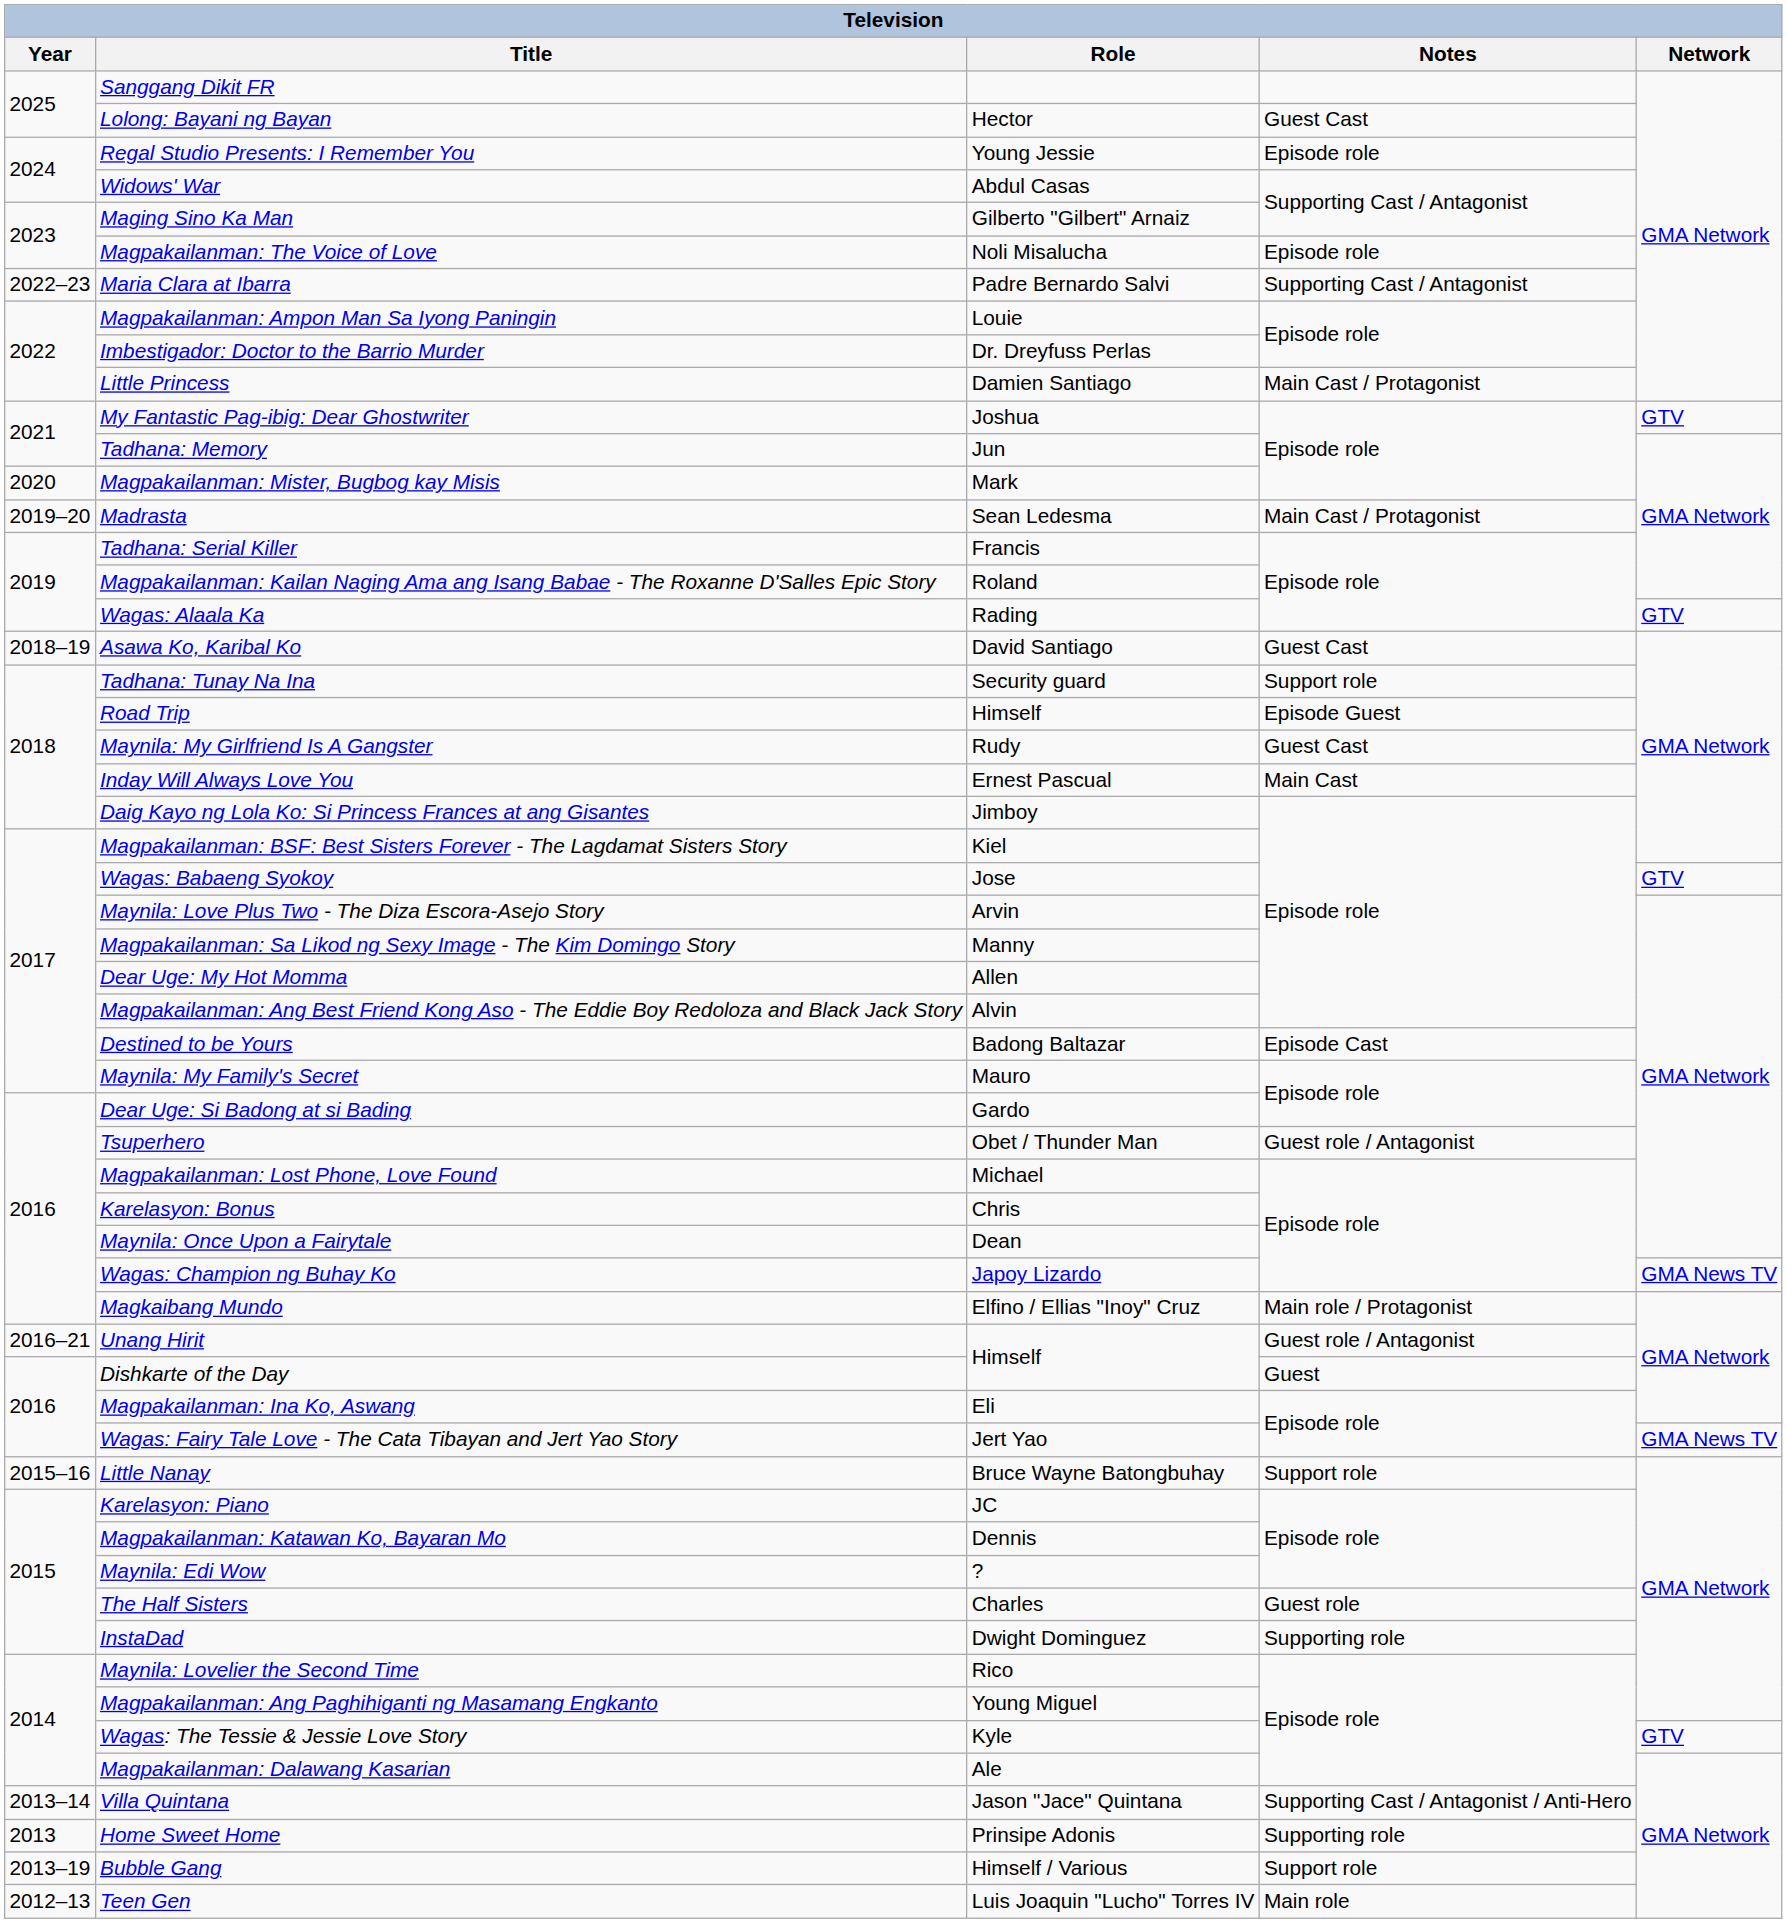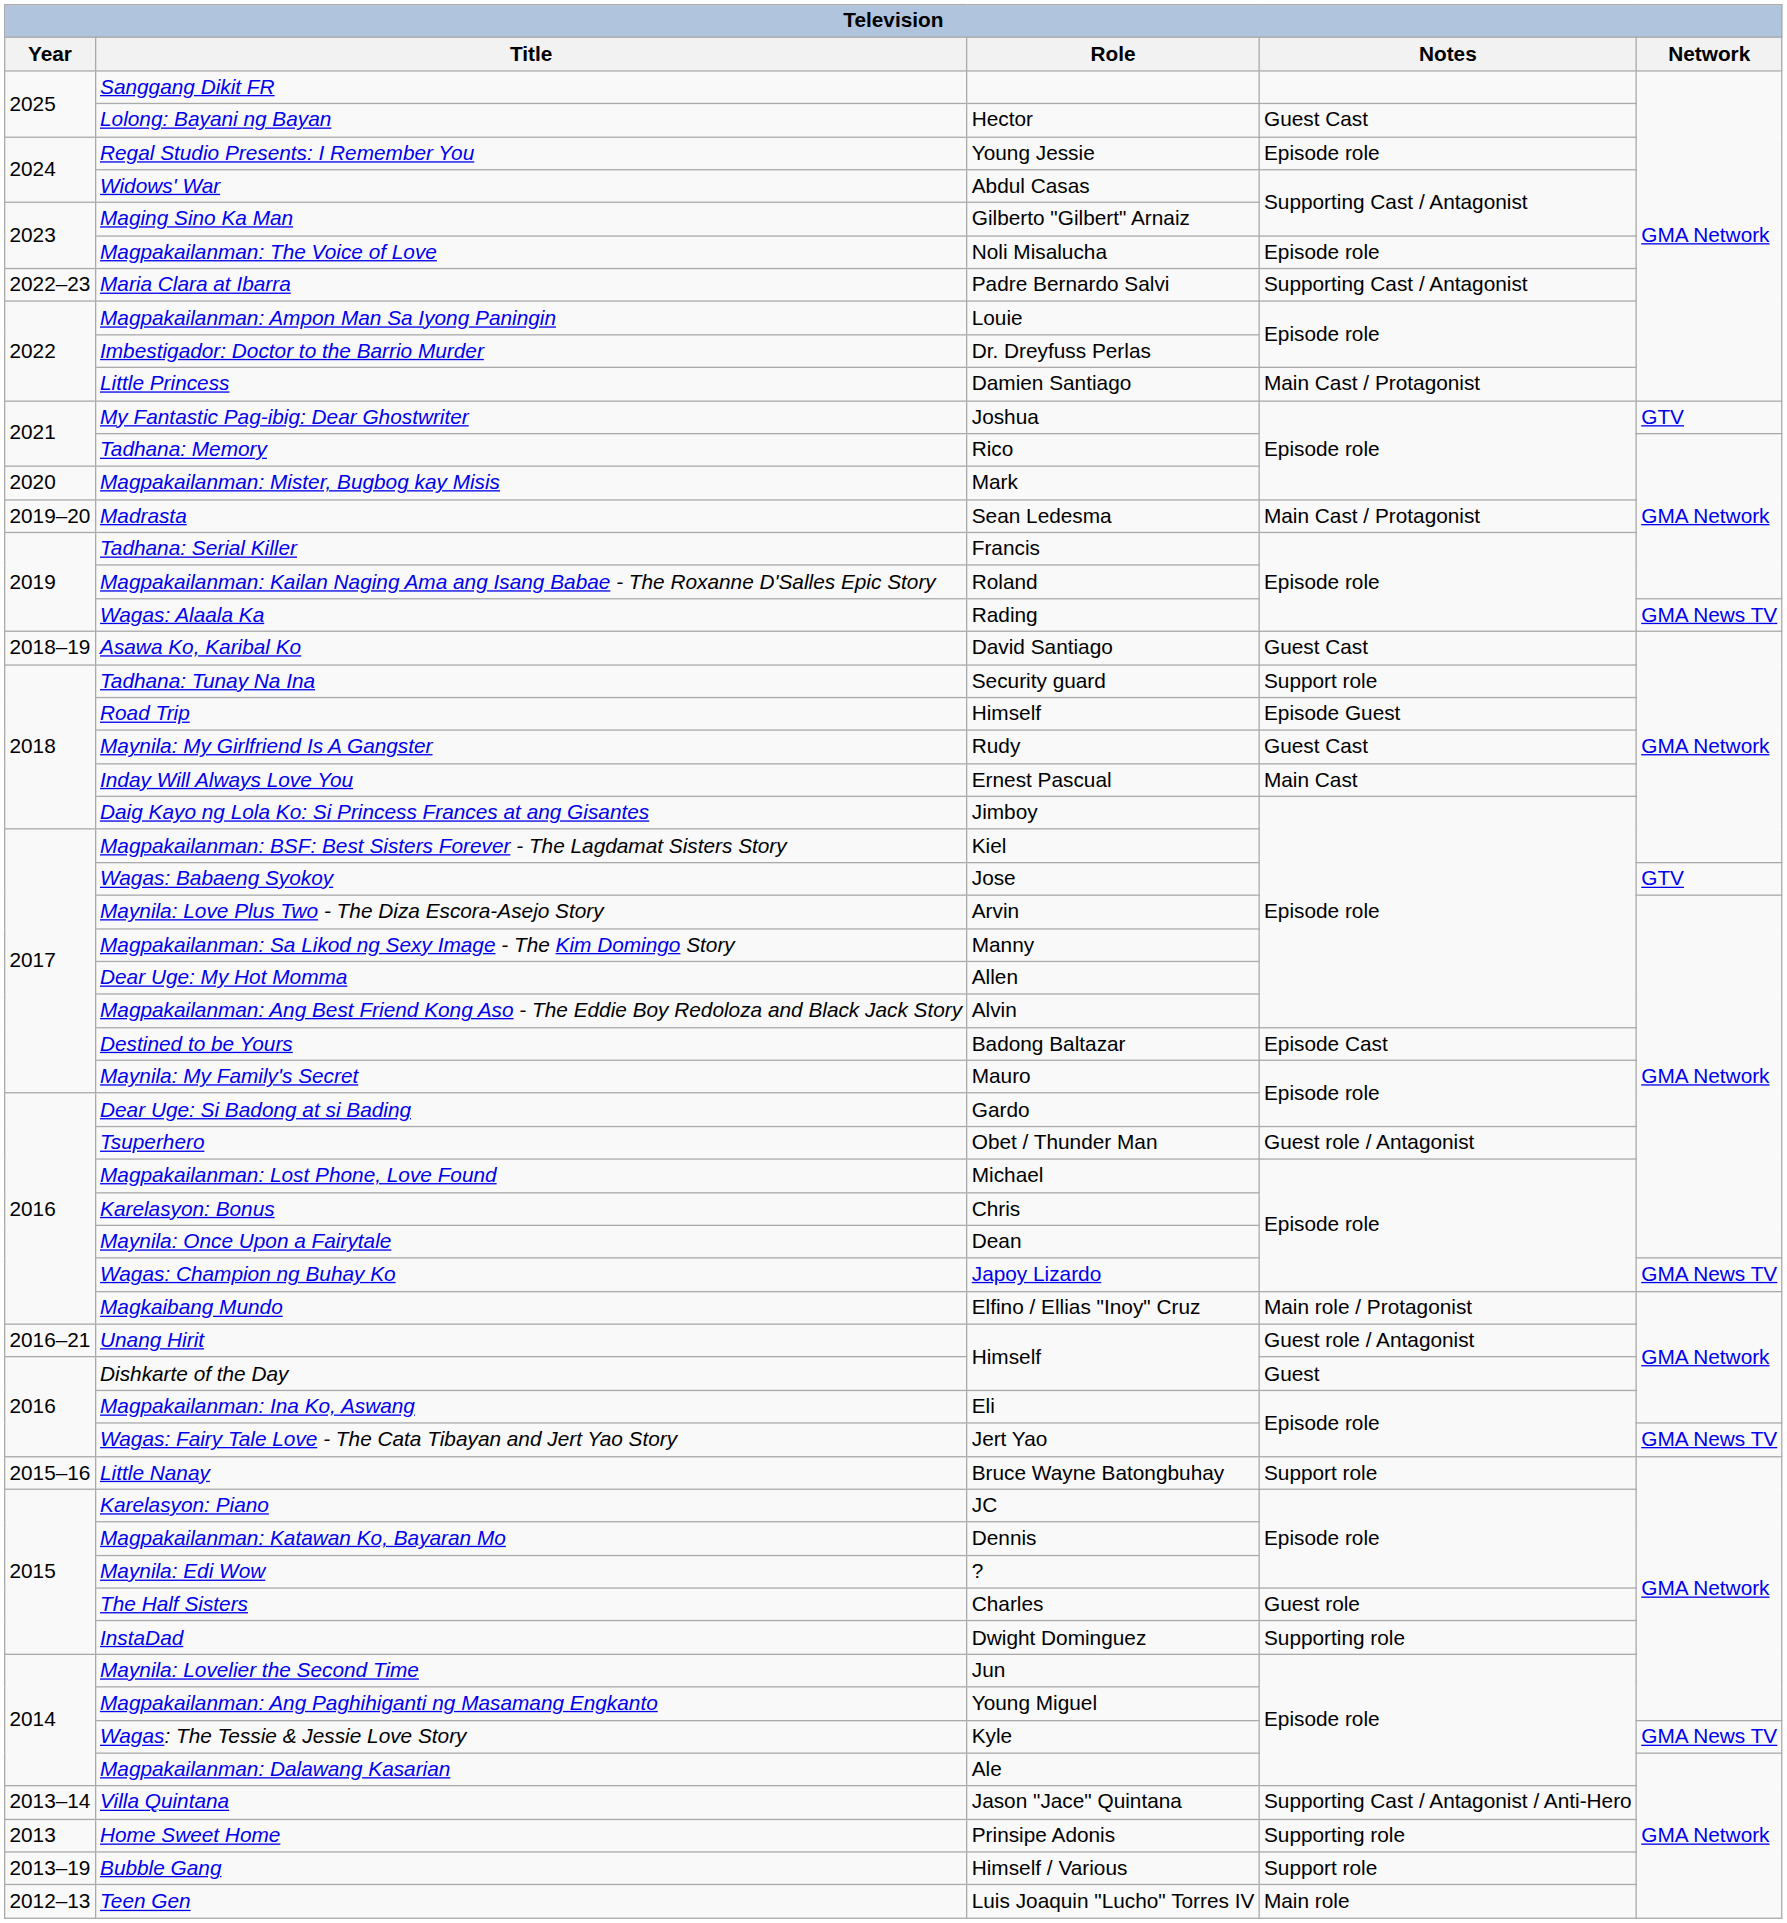(988, 449) Jun -> (993, 449) Rico
(1663, 614) GTV -> (1709, 614) GMA News TV
(993, 1670) Rico -> (988, 1670) Jun
(1663, 1736) GTV -> (1709, 1736) GMA News TV
